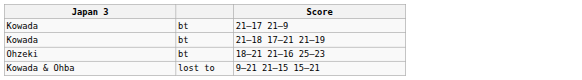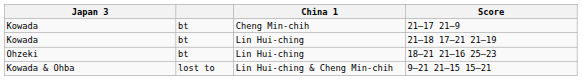+ column: (320, 11)
